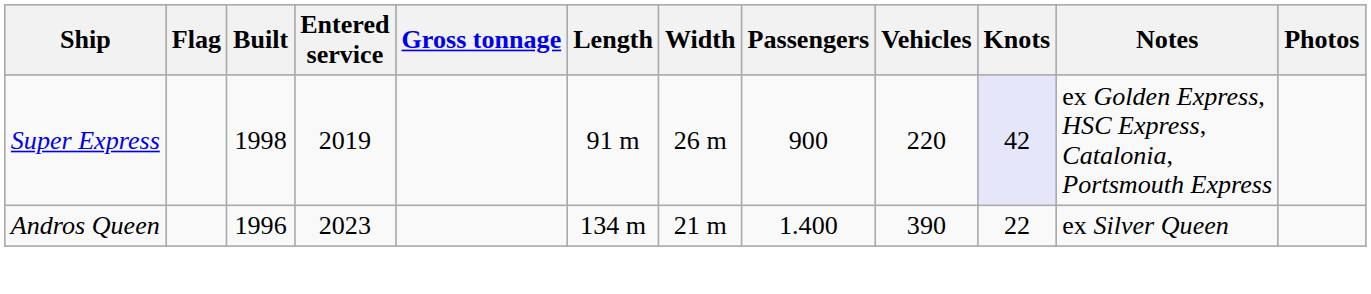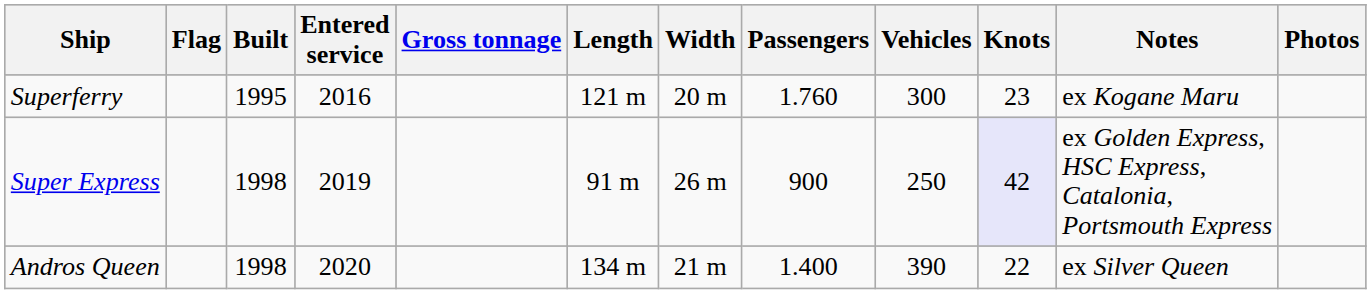+ row: (67, 95)
(926, 139) 220 -> (926, 181) 250
(261, 225) 1996 -> (261, 266) 1998
(345, 225) 2023 -> (345, 266) 2020
